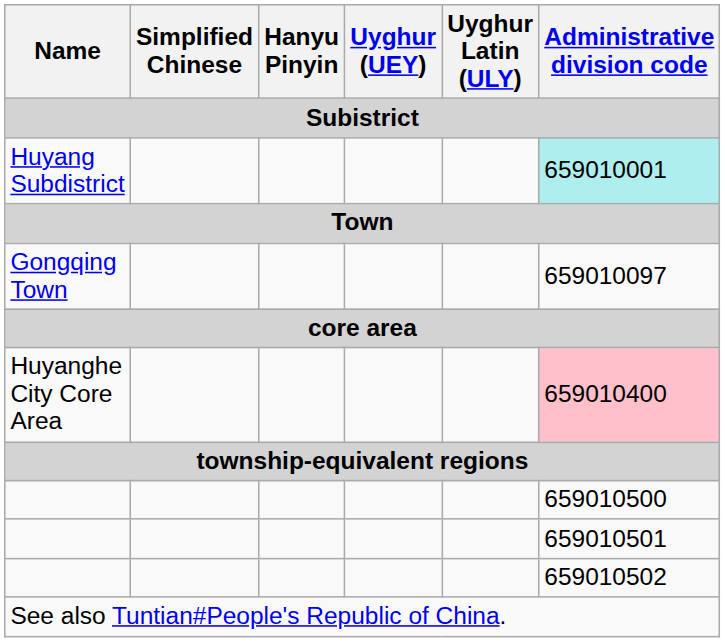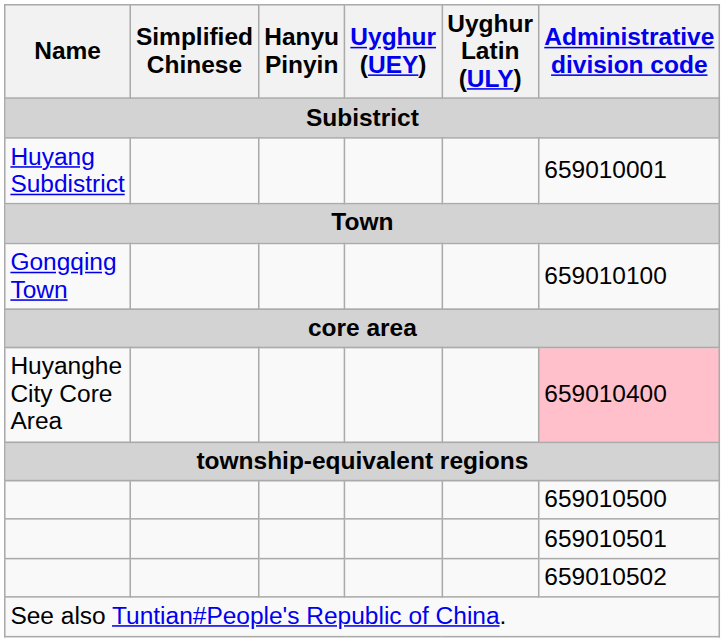(606, 170) paleturquoise background -> (606, 170) no background
(606, 275) 659010097 -> (606, 275) 659010100
